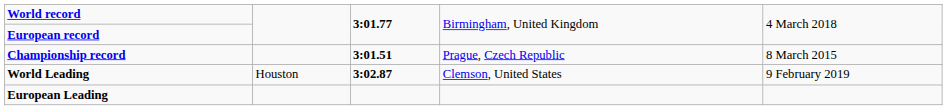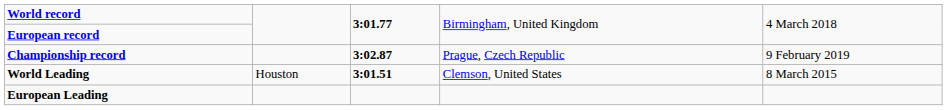(373, 54) 3:01.51 -> (373, 54) 3:02.87
(801, 54) 8 March 2015 -> (808, 54) 9 February 2019
(373, 74) 3:02.87 -> (373, 74) 3:01.51
(808, 74) 9 February 2019 -> (801, 74) 8 March 2015
